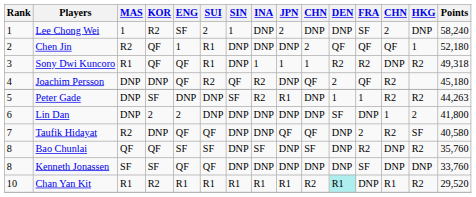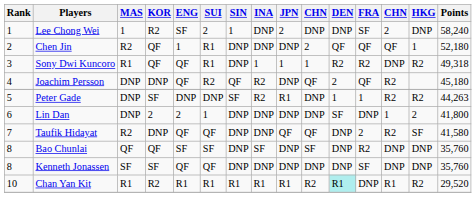(213, 115) DNP -> (205, 115) 1
(455, 132) 40,580 -> (455, 132) 41,580
(418, 149) R2 -> (422, 149) DNP
(455, 166) 33,760 -> (455, 166) 35,760
